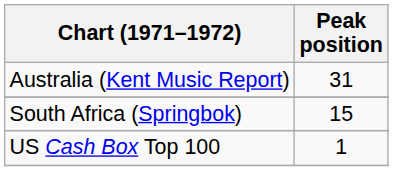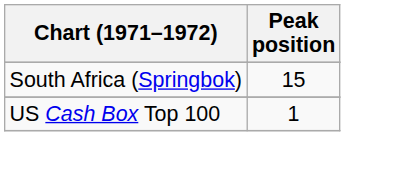- row: (150, 79)
